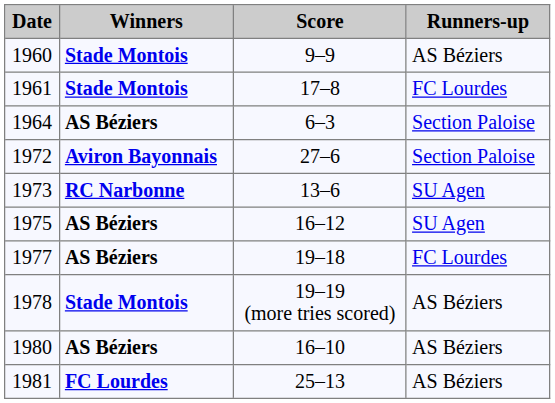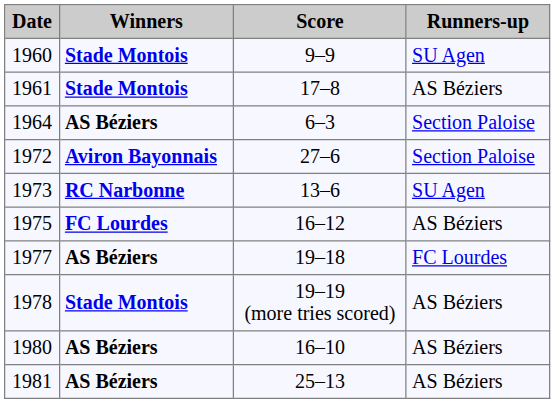(457, 55) AS Béziers -> (448, 55) SU Agen
(460, 88) FC Lourdes -> (457, 88) AS Béziers
(111, 223) AS Béziers -> (116, 223) FC Lourdes
(448, 223) SU Agen -> (457, 223) AS Béziers
(116, 381) FC Lourdes -> (111, 381) AS Béziers
